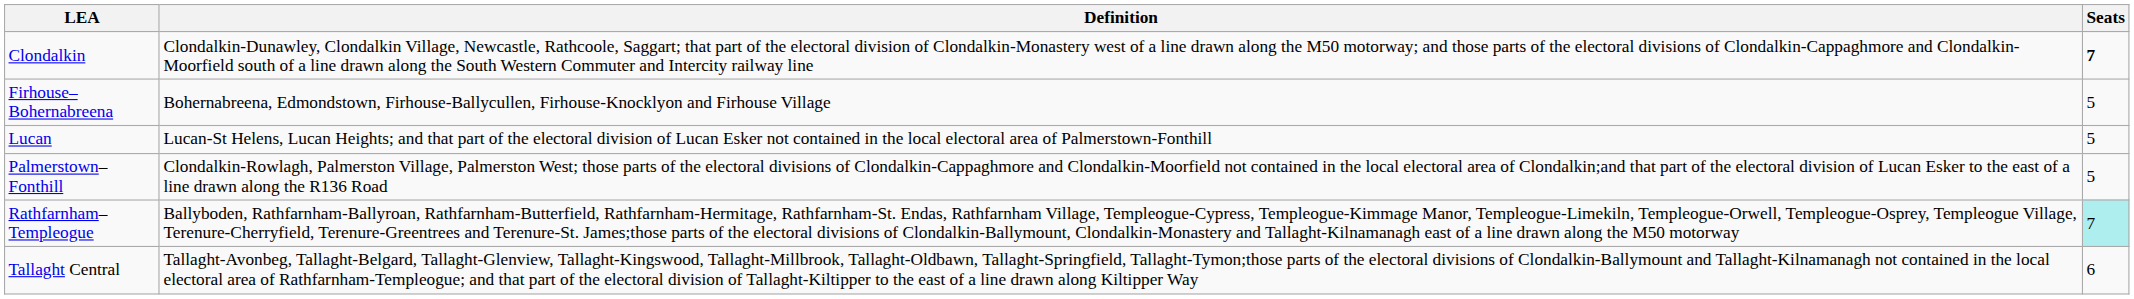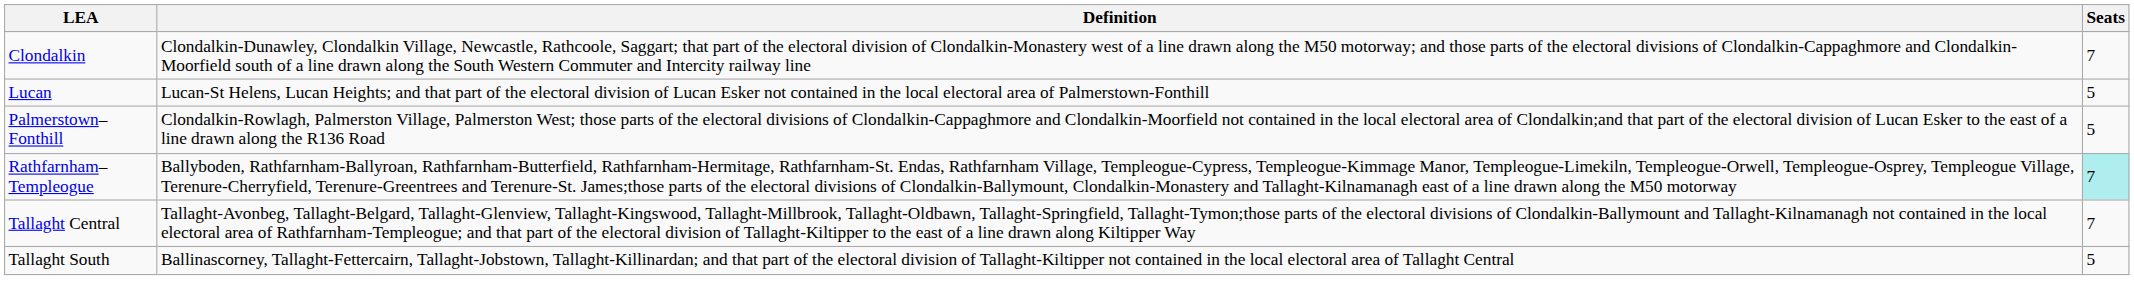(2091, 55) bold -> (2091, 55) normal
- row: (61, 102)
(2091, 270) 6 -> (2091, 223) 7
+ row: (59, 260)
